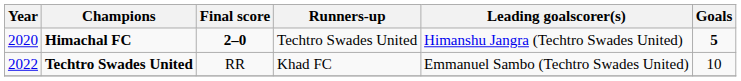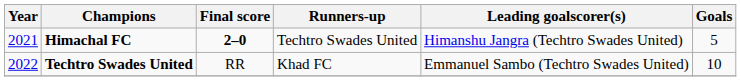(23, 40) 2020 -> (23, 40) 2021
(714, 40) bold -> (714, 40) normal
